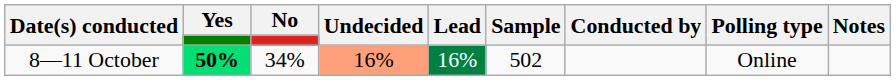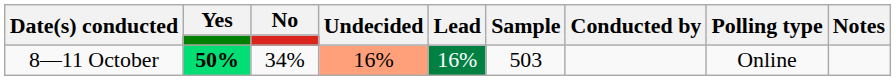(526, 60) 502 -> (526, 60) 503
